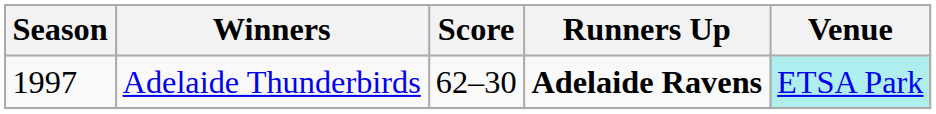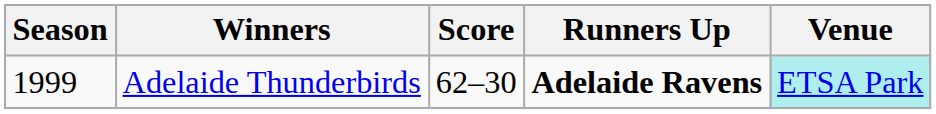(45, 81) 1997 -> (45, 81) 1999
